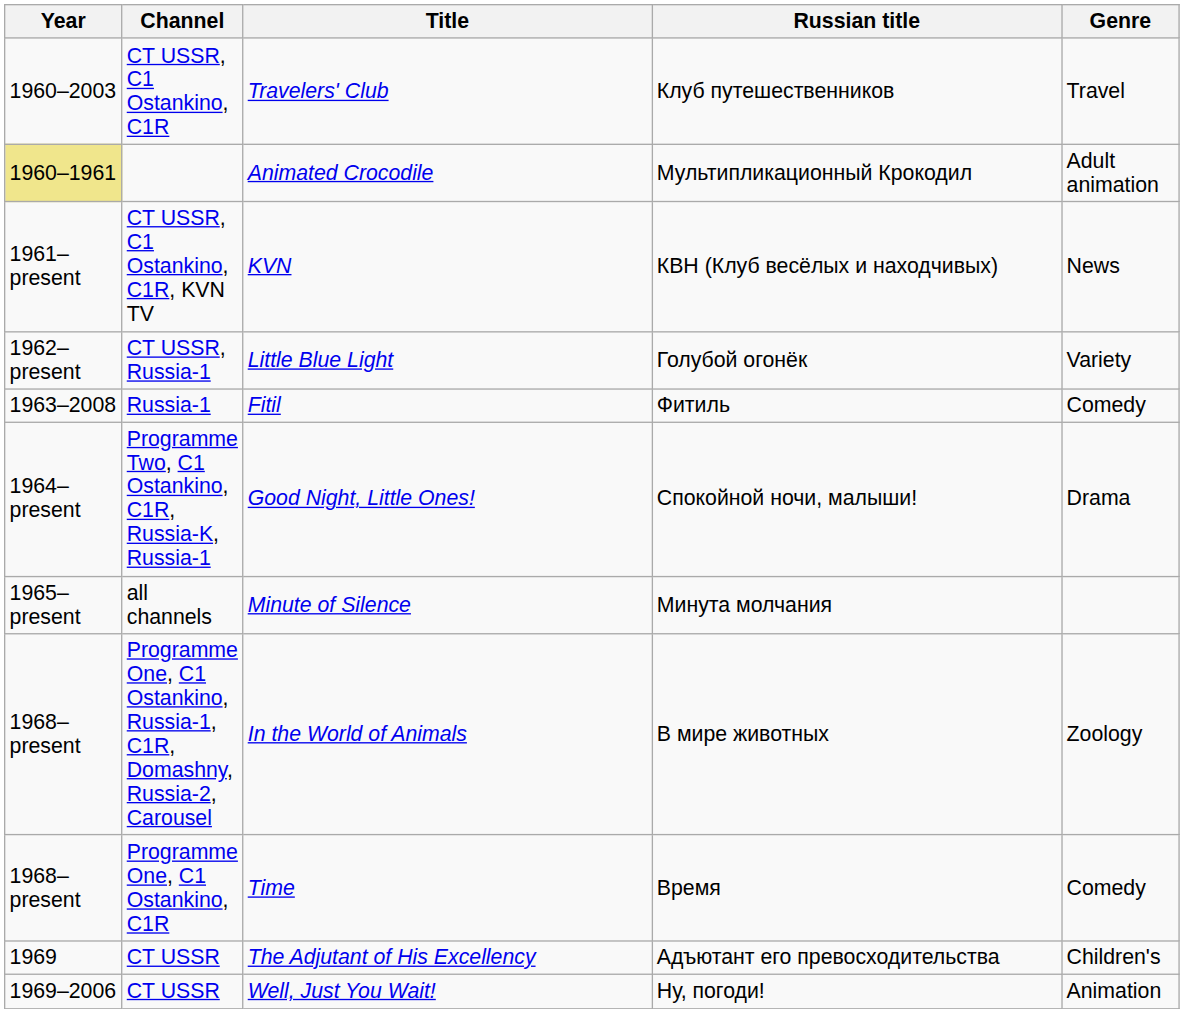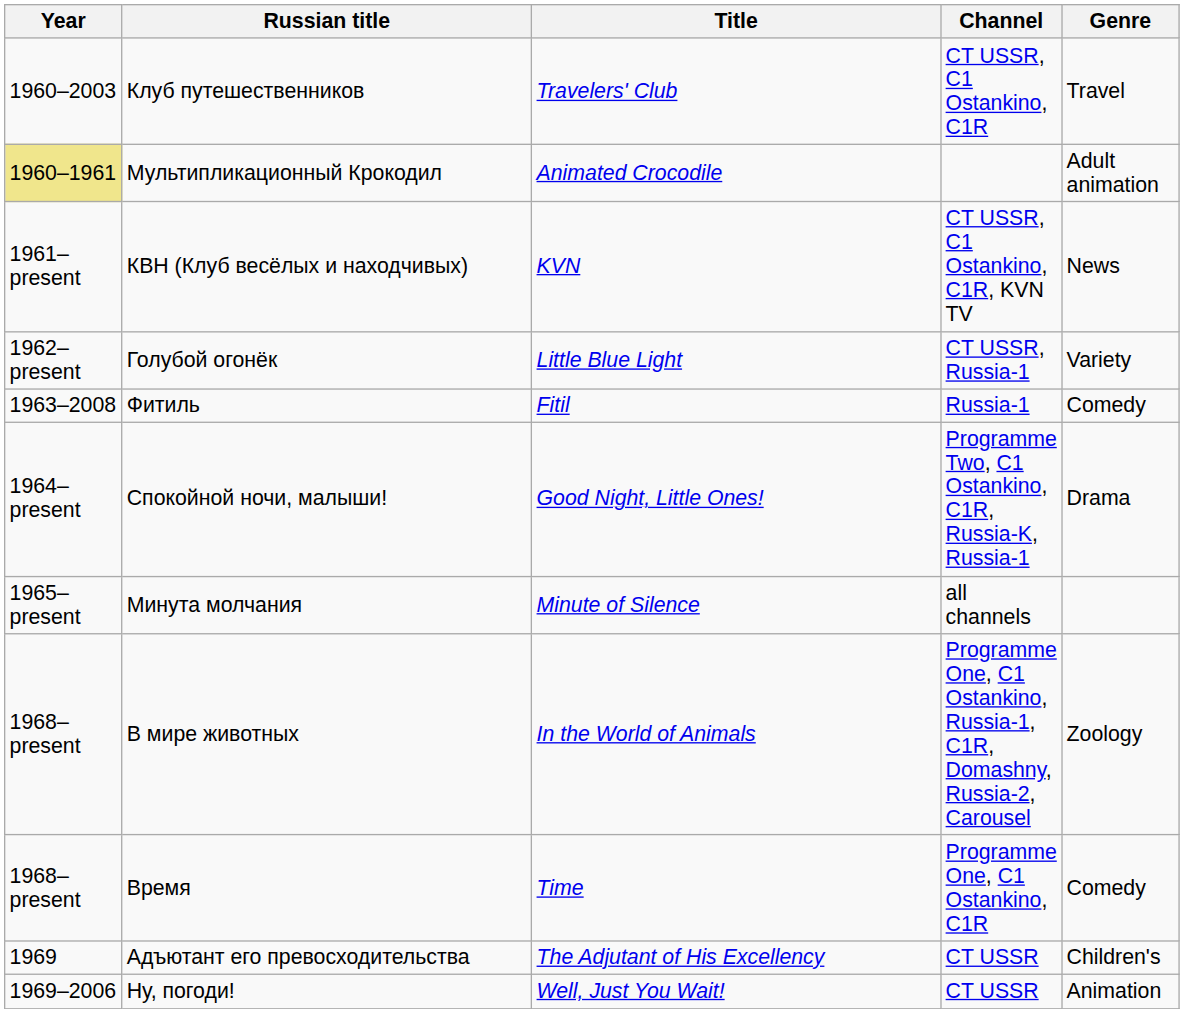columns swapped: (182, 21) <-> (857, 21)
